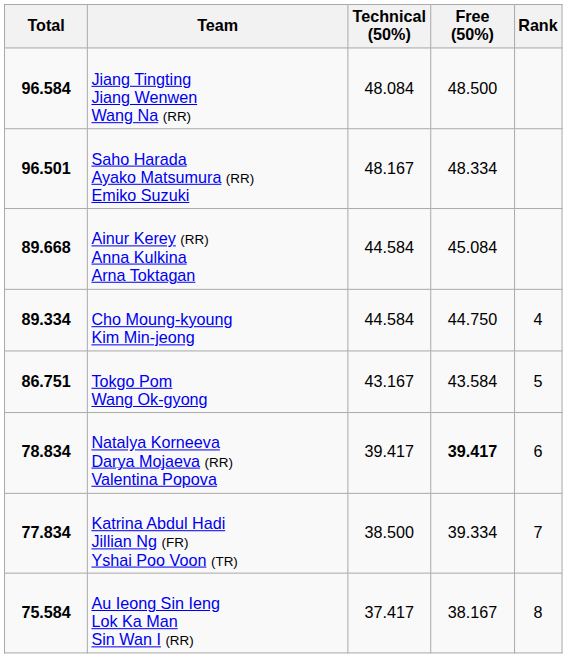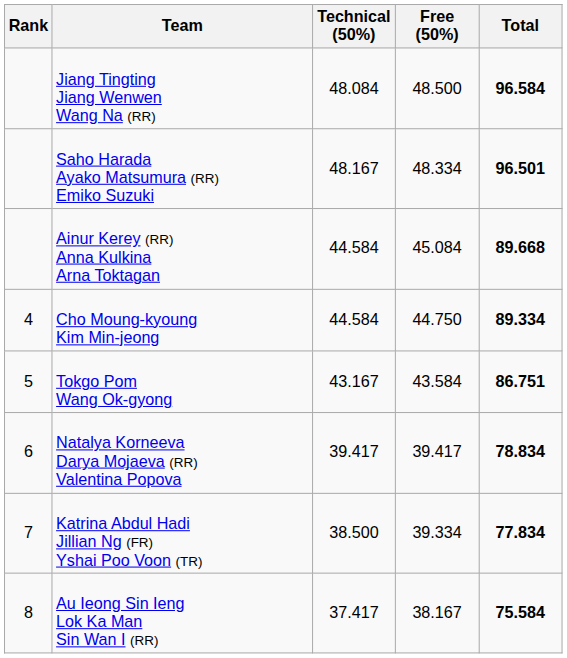columns swapped: (538, 26) <-> (46, 26)
(472, 452) bold -> (437, 452) normal
